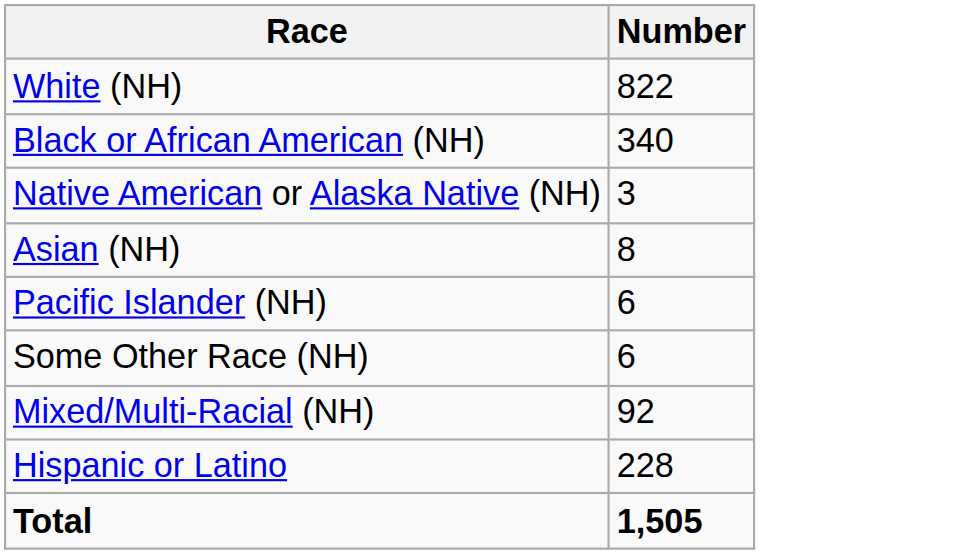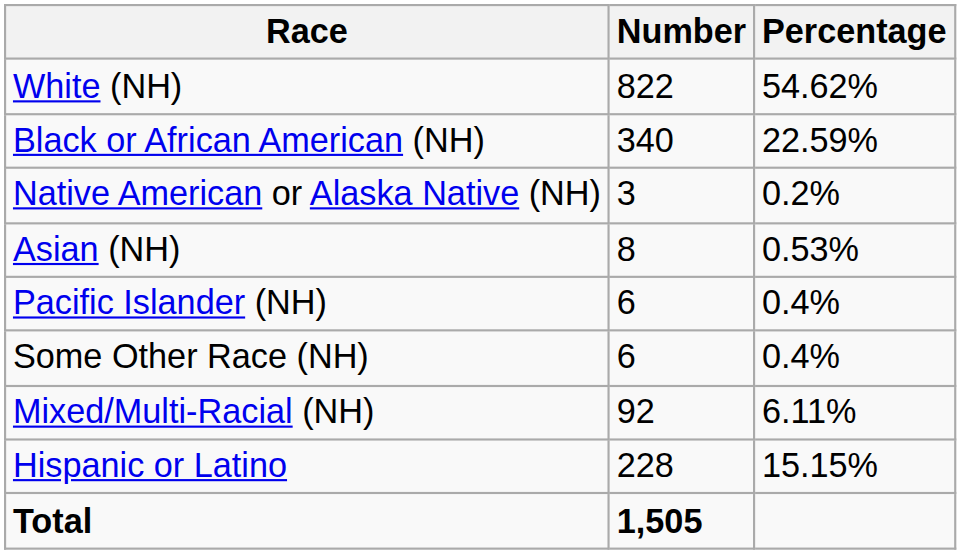+ column: (854, 31)
